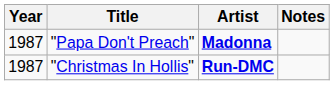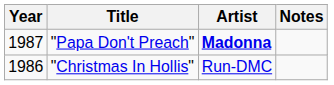(26, 67) 1987 -> (26, 67) 1986
(238, 67) bold -> (237, 67) normal
